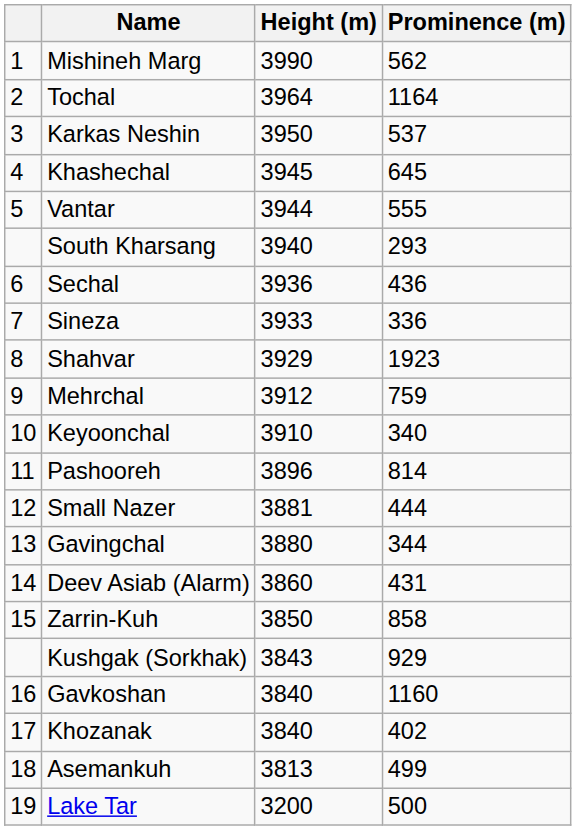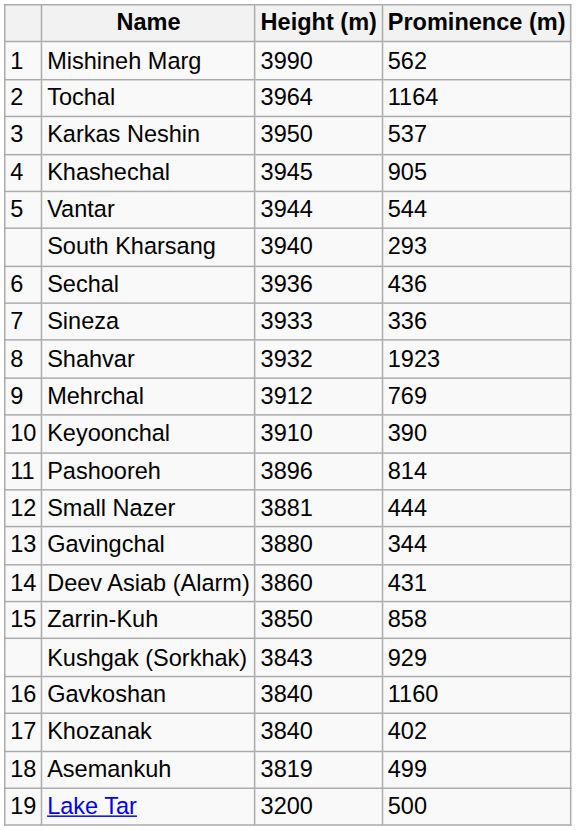(407, 172) 645 -> (407, 172) 905
(407, 209) 555 -> (407, 209) 544
(287, 358) 3929 -> (287, 358) 3932
(407, 396) 759 -> (407, 396) 769
(407, 433) 340 -> (407, 433) 390
(287, 769) 3813 -> (287, 769) 3819
